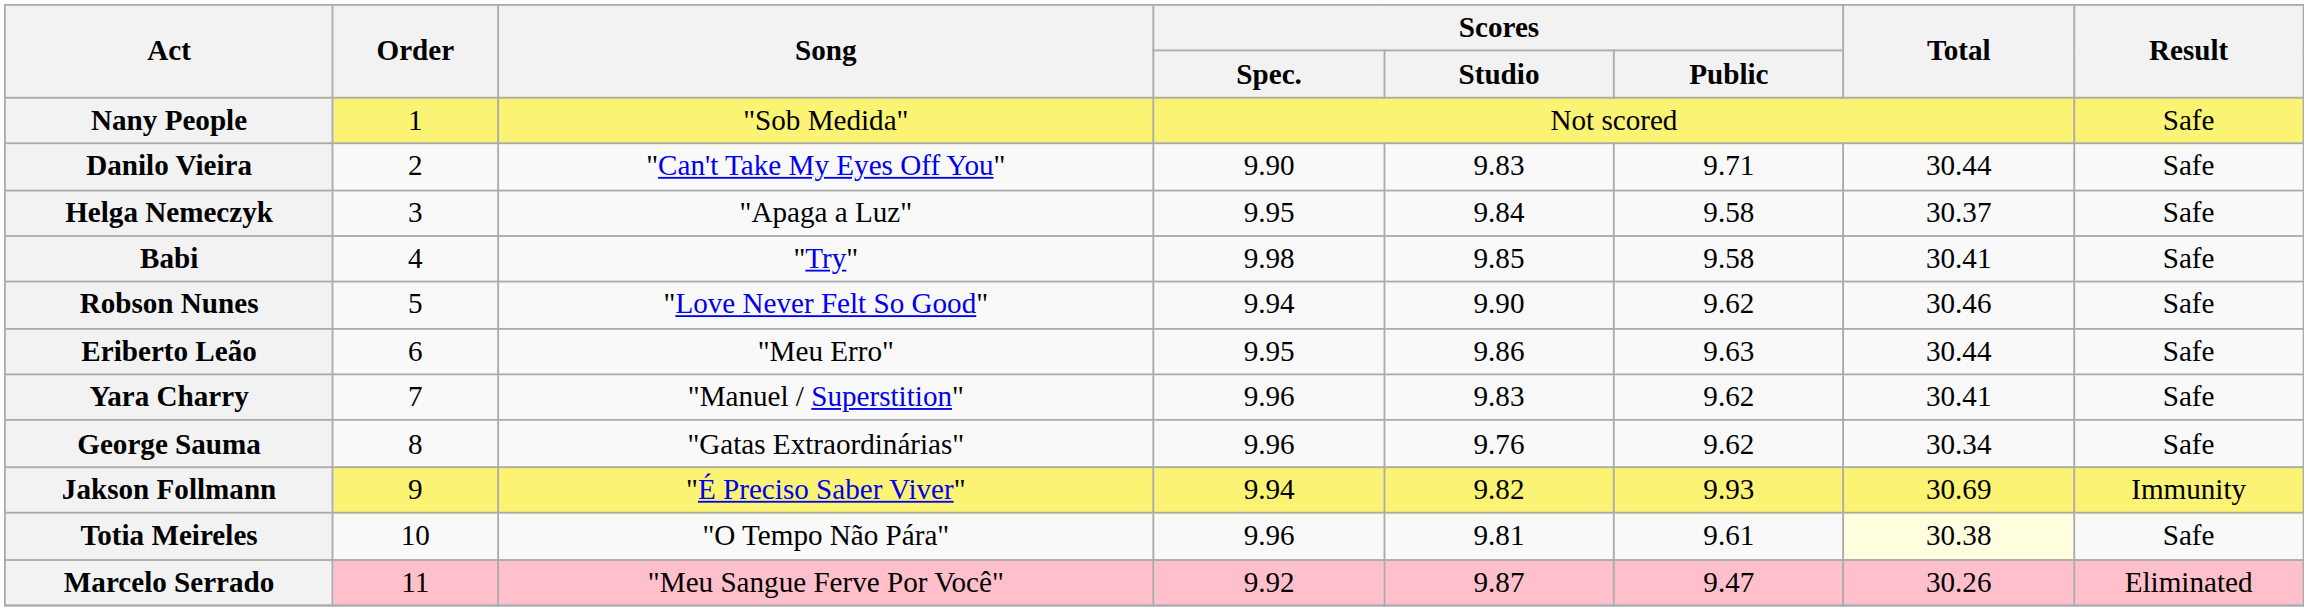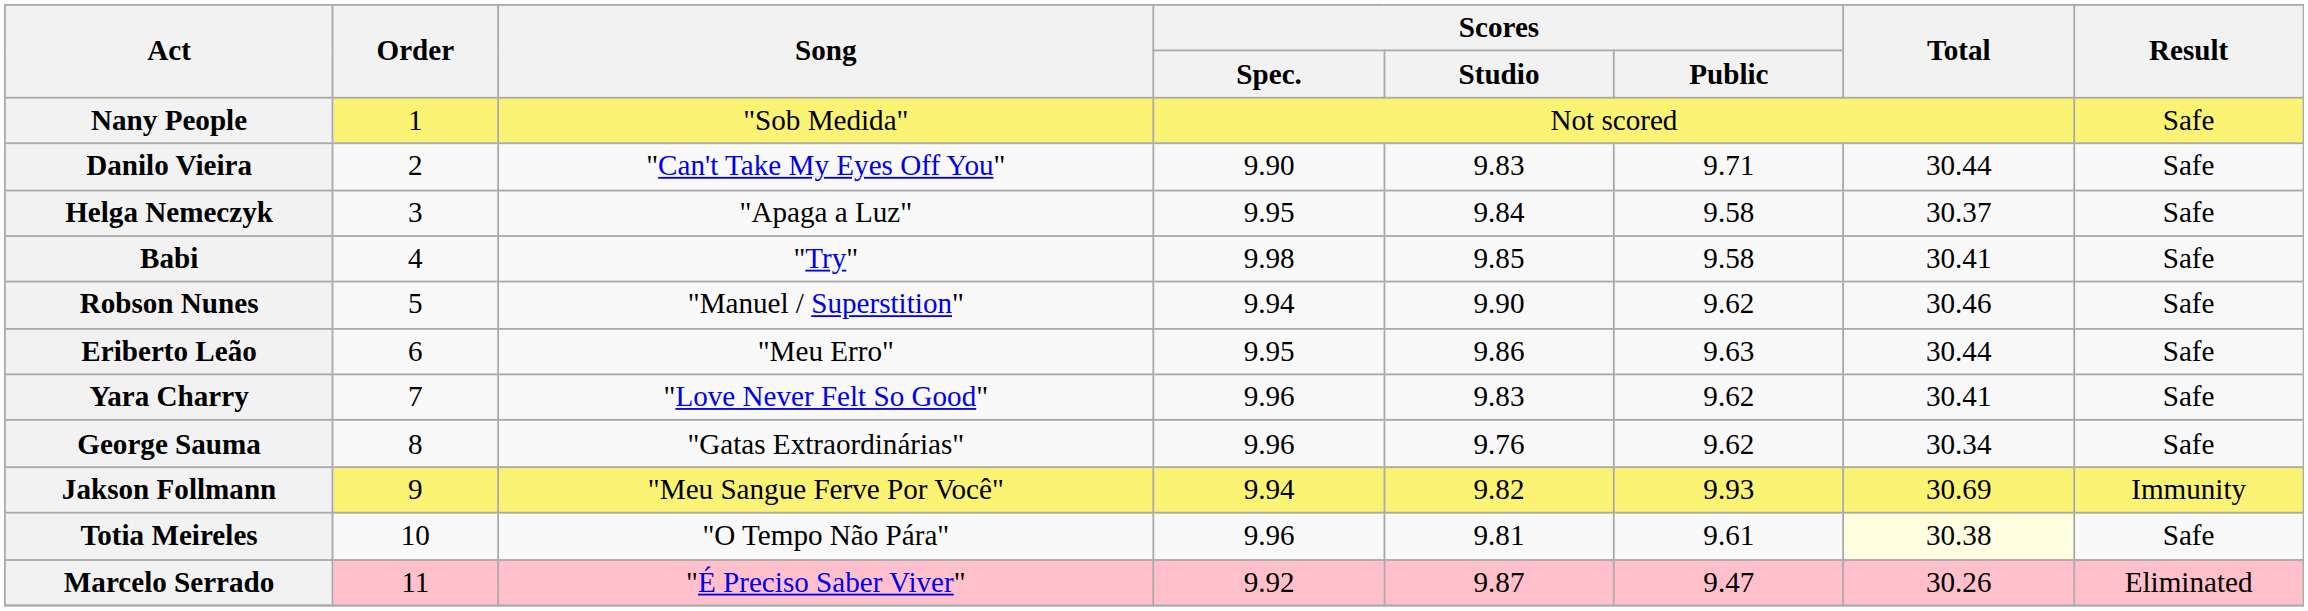(826, 304) "Love Never Felt So Good" -> (826, 304) "Manuel / Superstition"
(826, 397) "Manuel / Superstition" -> (826, 397) "Love Never Felt So Good"
(826, 489) "É Preciso Saber Viver" -> (826, 489) "Meu Sangue Ferve Por Você"
(826, 581) "Meu Sangue Ferve Por Você" -> (826, 581) "É Preciso Saber Viver"
